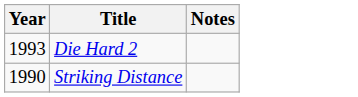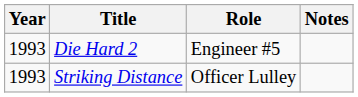+ column: (244, 19)
(27, 77) 1990 -> (27, 77) 1993
